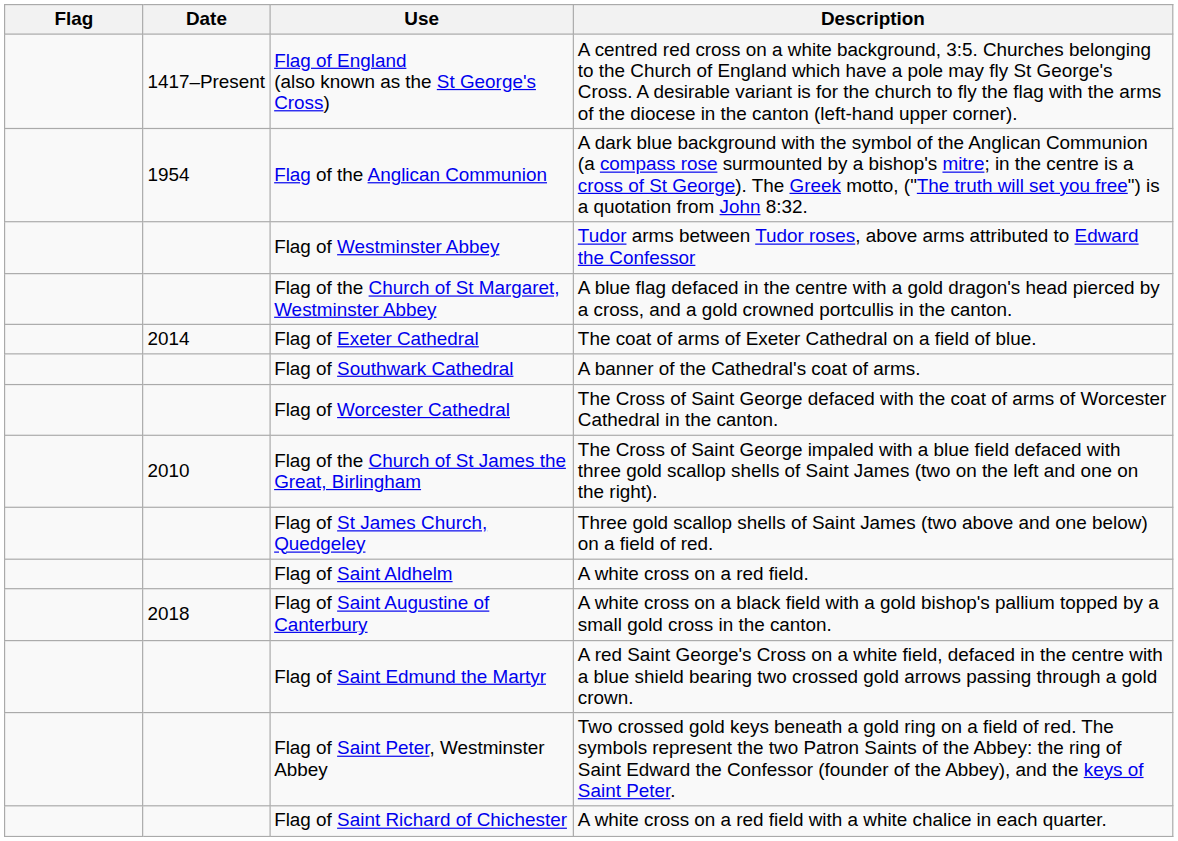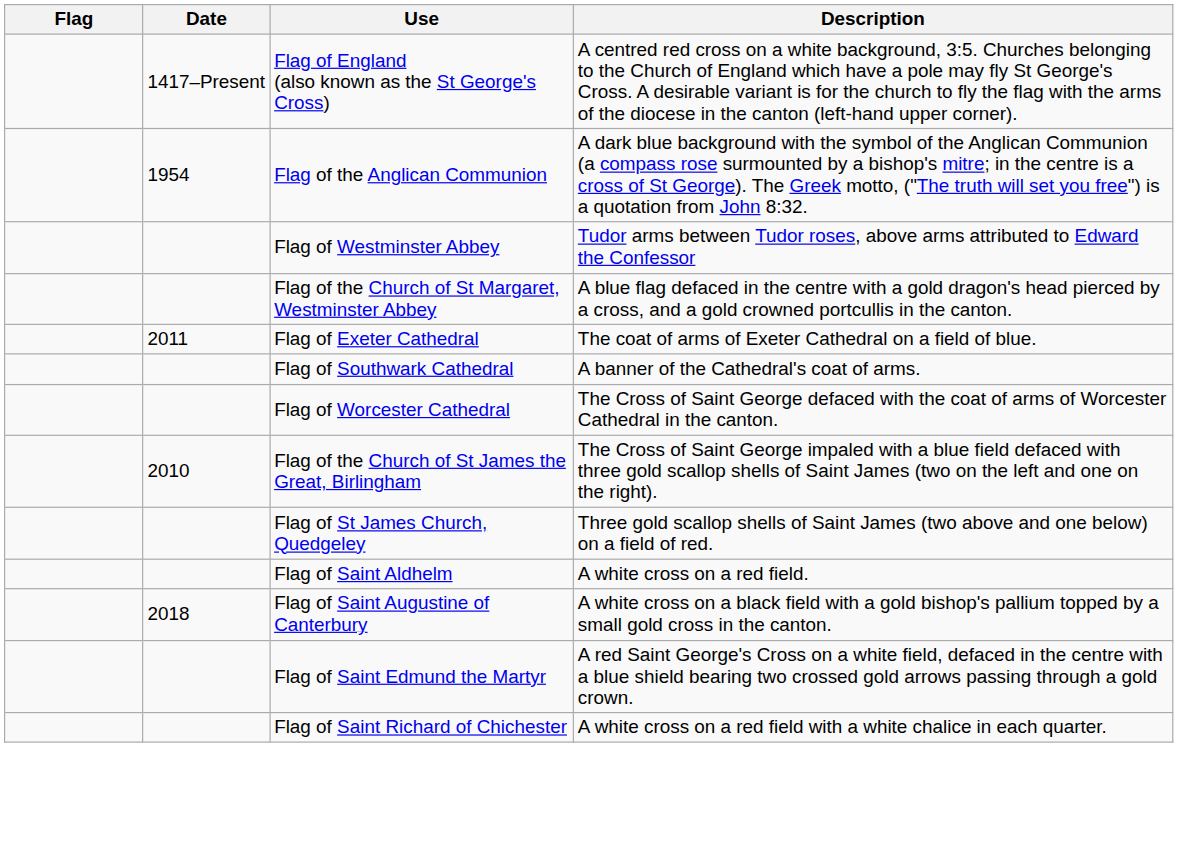(168, 339) 2014 -> (168, 339) 2011
- row: (409, 759)
